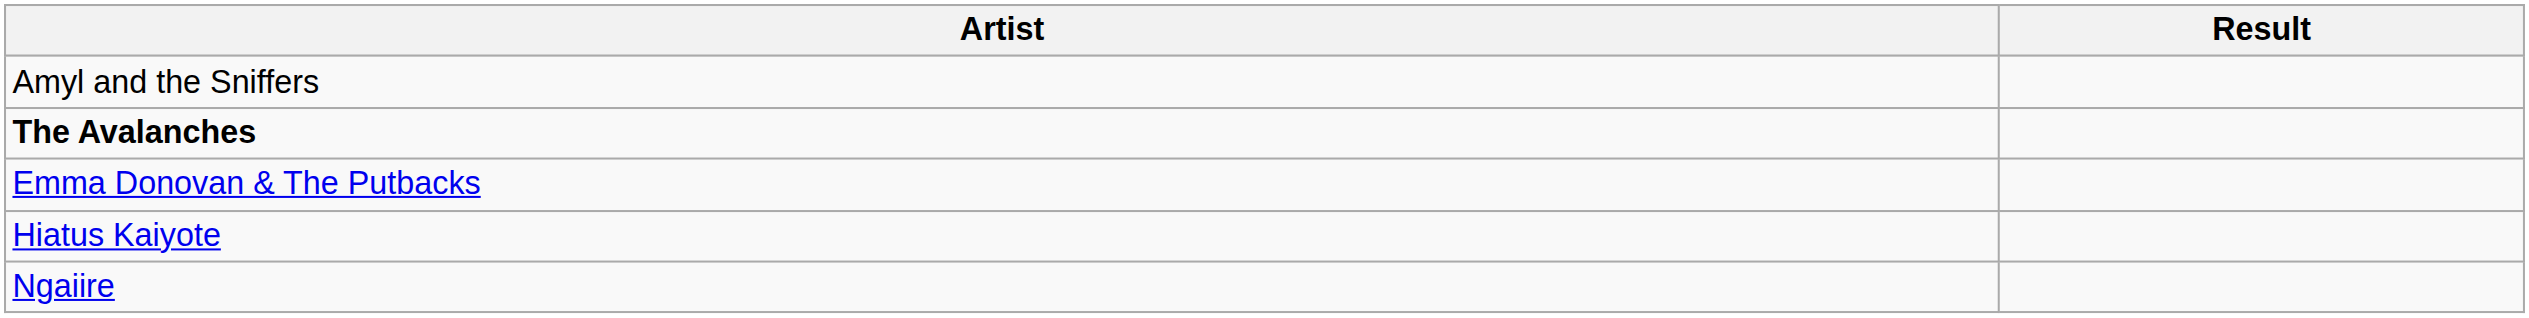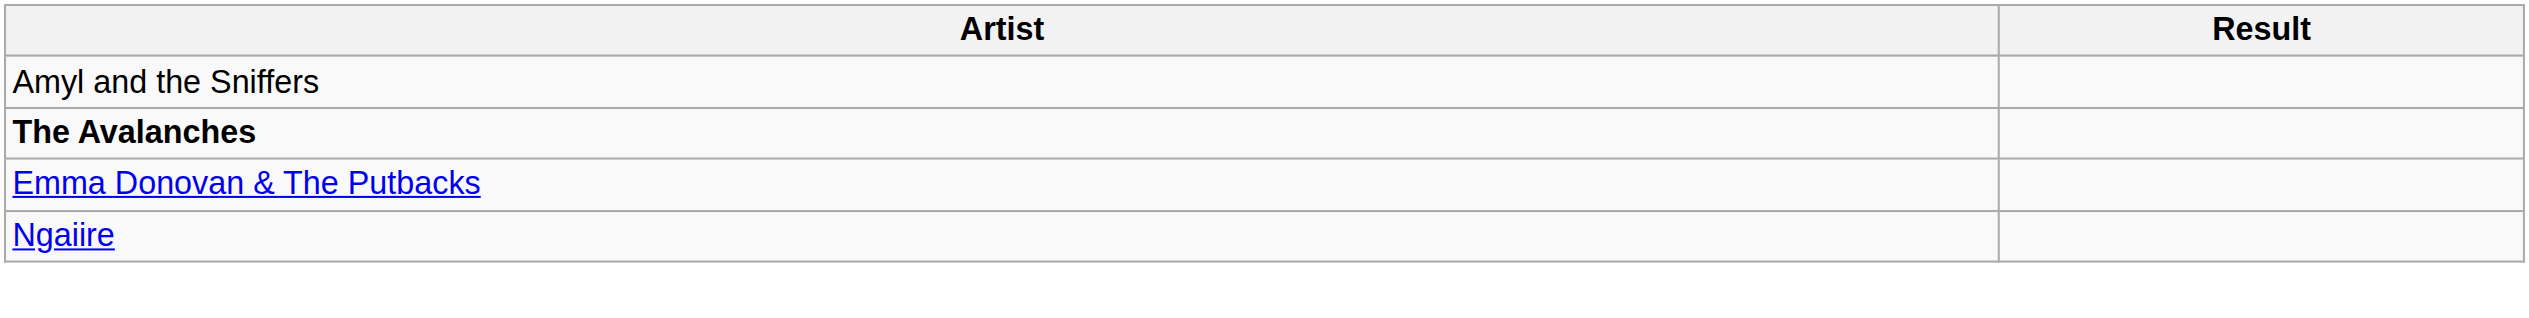- row: (117, 235)
